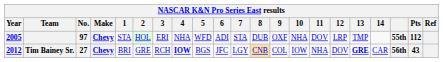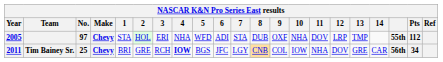(14, 51) 2012 -> (14, 51) 2011
(83, 51) 27 -> (83, 51) 25
(360, 51) bold -> (360, 51) normal
(416, 51) 43 -> (415, 51) 34
